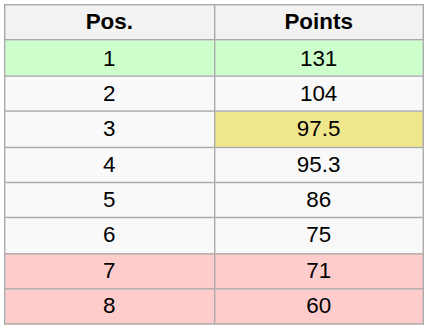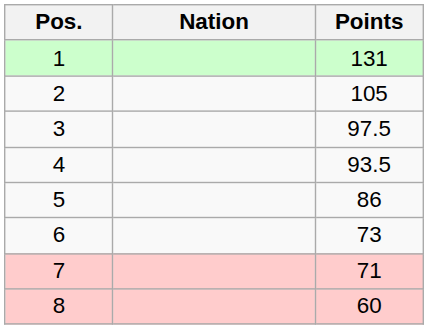+ column: (214, 22)
(319, 93) 104 -> (369, 93) 105
(319, 128) khaki background -> (369, 128) no background
(319, 164) 95.3 -> (369, 164) 93.5
(319, 235) 75 -> (369, 235) 73
